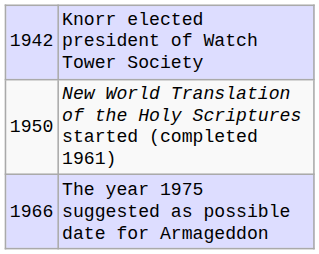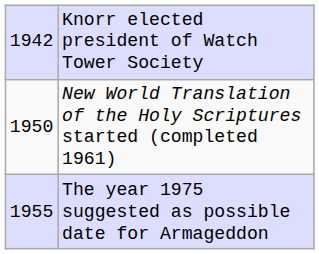(32, 212) 1966 -> (32, 212) 1955
